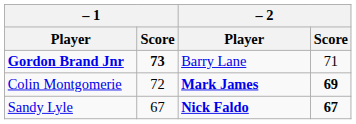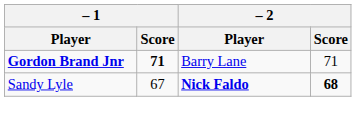(157, 61) 73 -> (157, 61) 71
- row: (65, 84)
(331, 107) 67 -> (331, 84) 68
